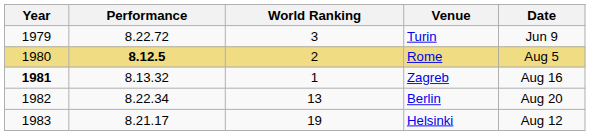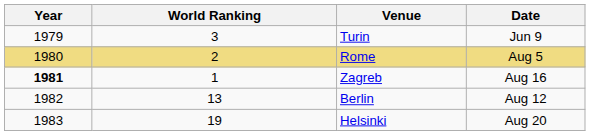- column: (147, 15)
(542, 99) Aug 20 -> (526, 99) Aug 12
(542, 120) Aug 12 -> (526, 120) Aug 20
